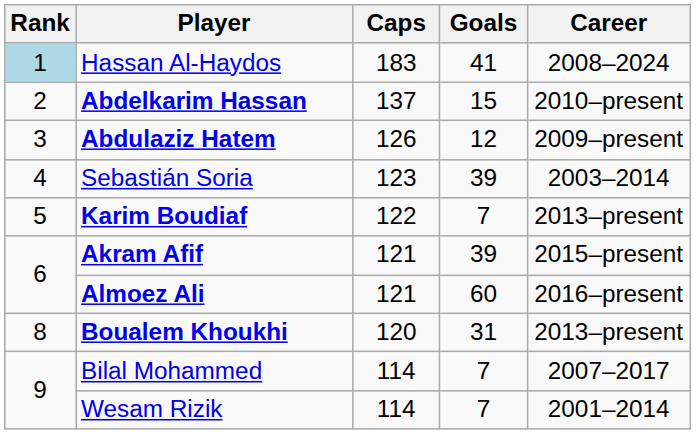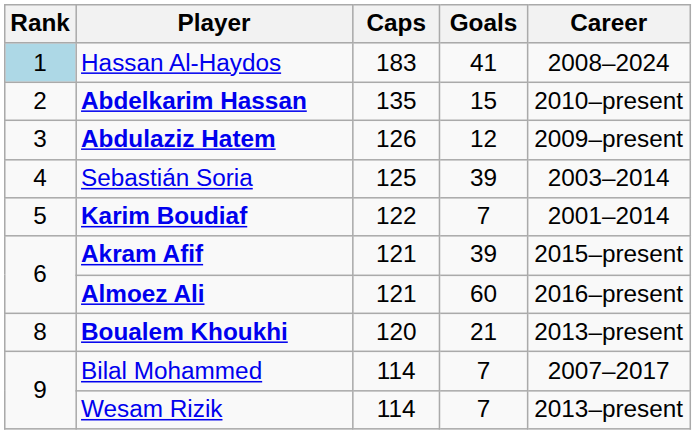(396, 100) 137 -> (396, 100) 135
(396, 178) 123 -> (396, 178) 125
(609, 216) 2013–present -> (609, 216) 2001–2014
(483, 332) 31 -> (483, 332) 21
(609, 409) 2001–2014 -> (609, 409) 2013–present
